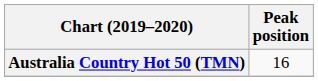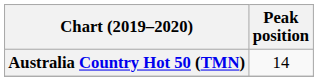(281, 62) 16 -> (281, 62) 14
